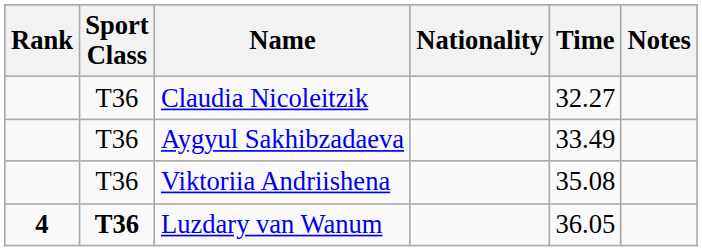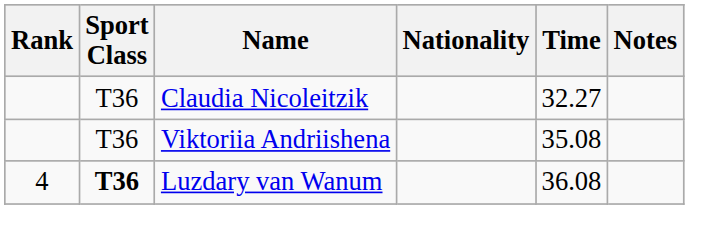- row: (283, 139)
(42, 223) bold -> (42, 181) normal
(585, 223) 36.05 -> (571, 181) 36.08
